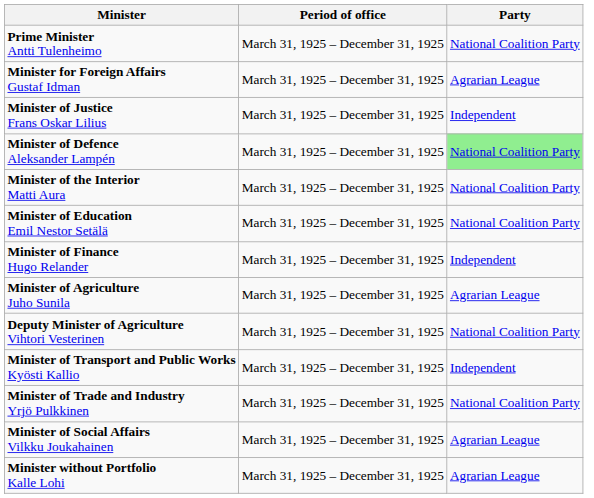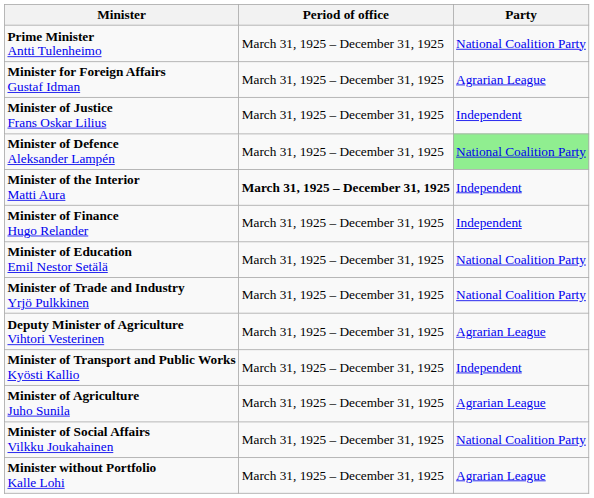(343, 187) normal -> (346, 187) bold
(515, 187) National Coalition Party -> (489, 187) Independent
rows swapped: (63, 259) <-> (70, 223)
rows swapped: (73, 295) <-> (96, 403)
(515, 331) National Coalition Party -> (501, 331) Agrarian League
(495, 439) Agrarian League -> (521, 439) National Coalition Party
